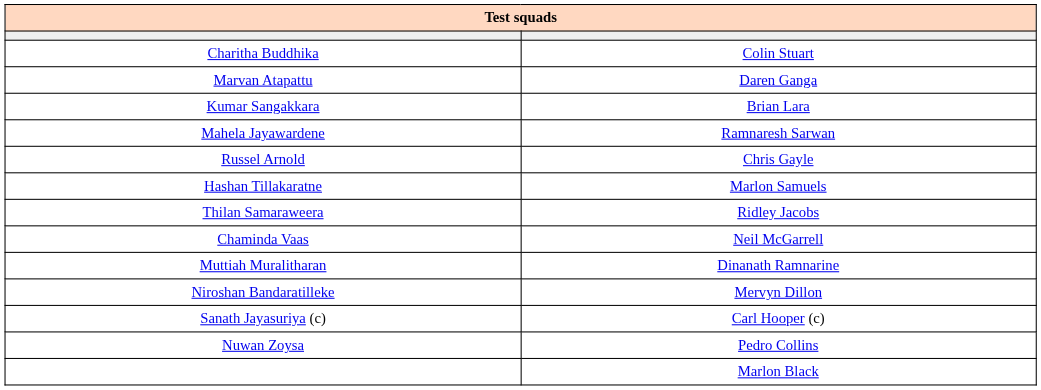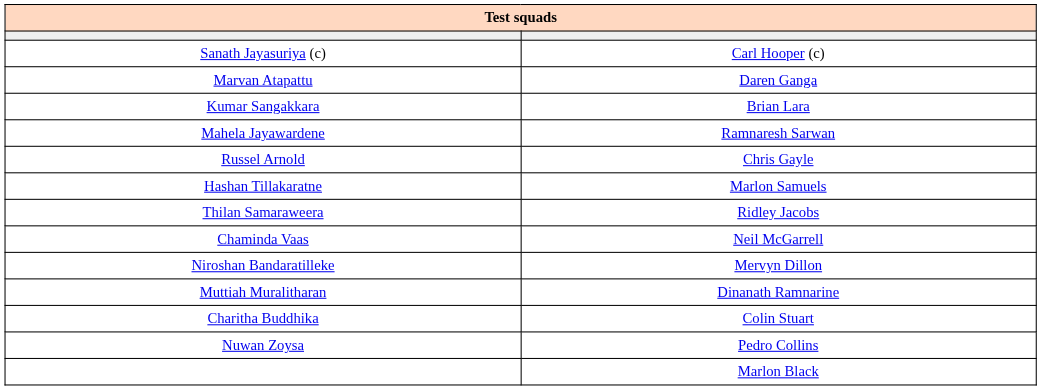rows swapped: (263, 318) <-> (263, 53)
rows swapped: (263, 292) <-> (263, 265)
